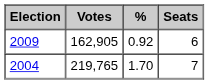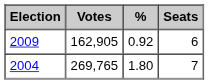(94, 66) 219,765 -> (94, 66) 269,765
(141, 66) 1.70 -> (141, 66) 1.80
